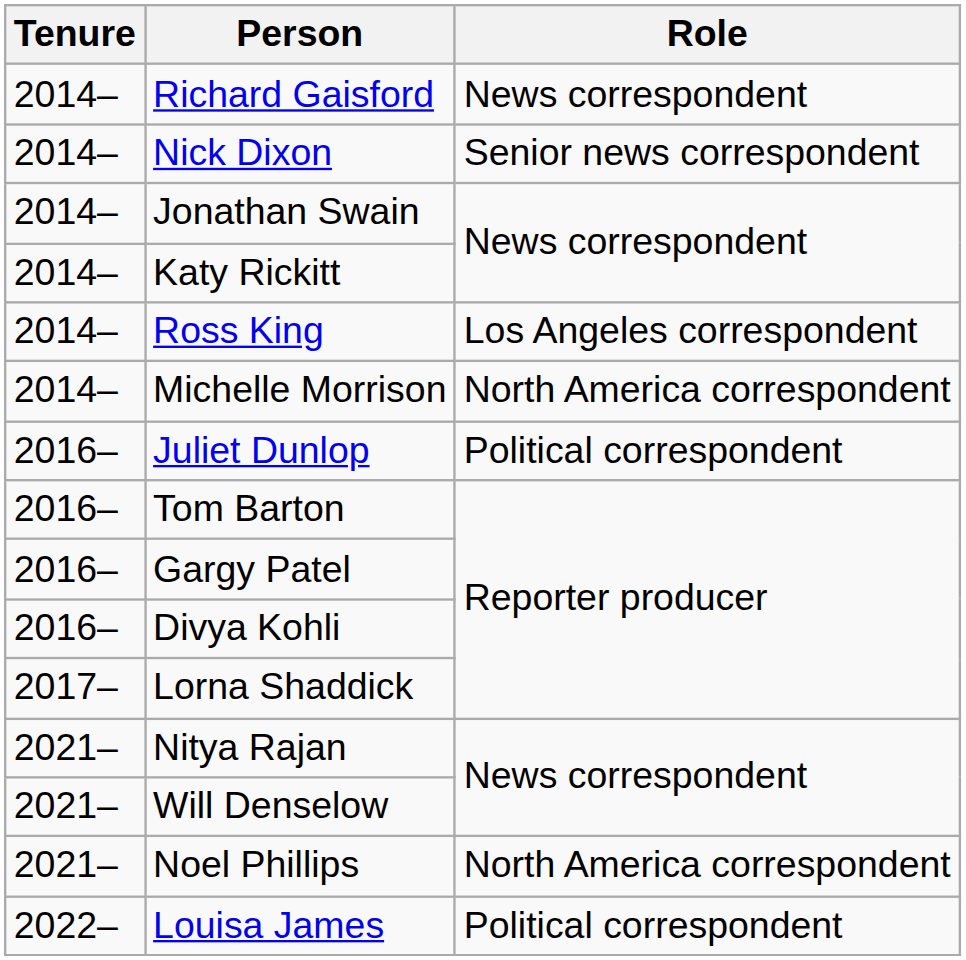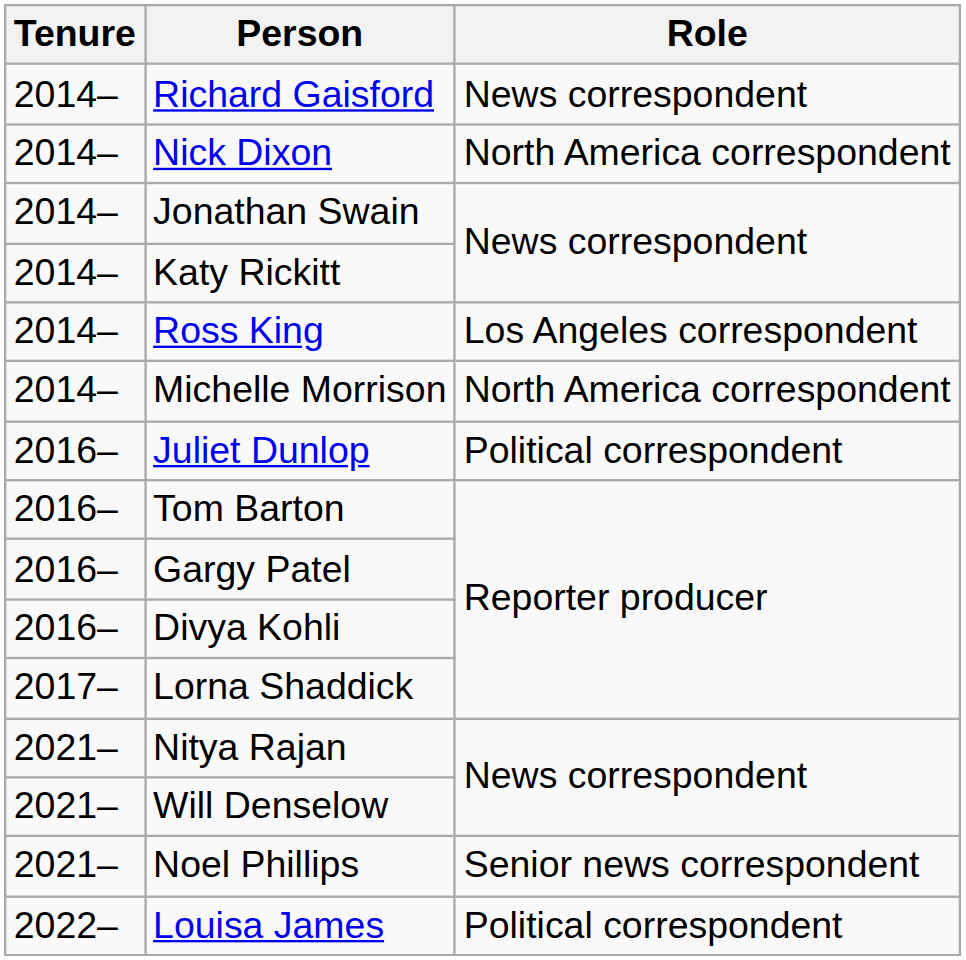(692, 152) Senior news correspondent -> (707, 152) North America correspondent
(707, 865) North America correspondent -> (692, 865) Senior news correspondent
